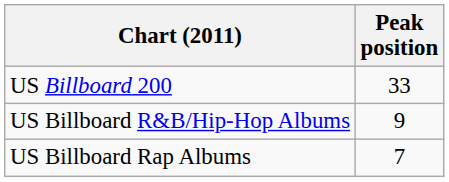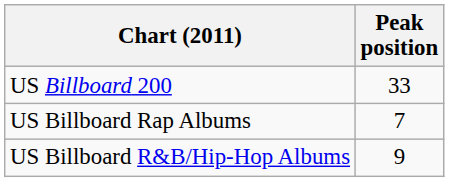rows swapped: (180, 120) <-> (130, 157)
